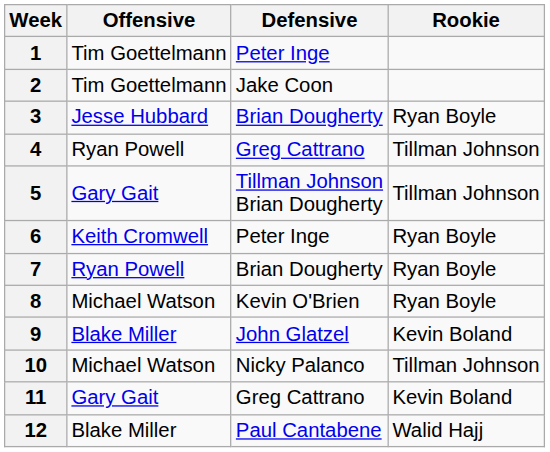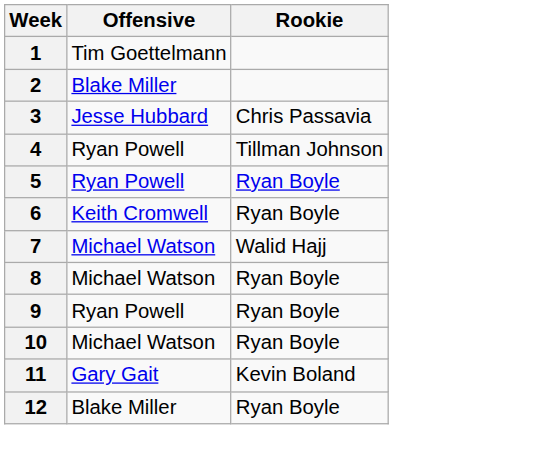- column: (309, 20)
(149, 85) Tim Goettelmann -> (124, 85) Blake Miller
(444, 117) Ryan Boyle -> (304, 117) Chris Passavia
(115, 193) Gary Gait -> (128, 181) Ryan Powell
(466, 193) Tillman Johnson -> (288, 181) Ryan Boyle
(128, 269) Ryan Powell -> (143, 246) Michael Watson
(444, 269) Ryan Boyle -> (281, 246) Walid Hajj
(124, 333) Blake Miller -> (128, 310) Ryan Powell
(452, 333) Kevin Boland -> (288, 310) Ryan Boyle
(466, 365) Tillman Johnson -> (288, 342) Ryan Boyle
(438, 430) Walid Hajj -> (288, 407) Ryan Boyle
